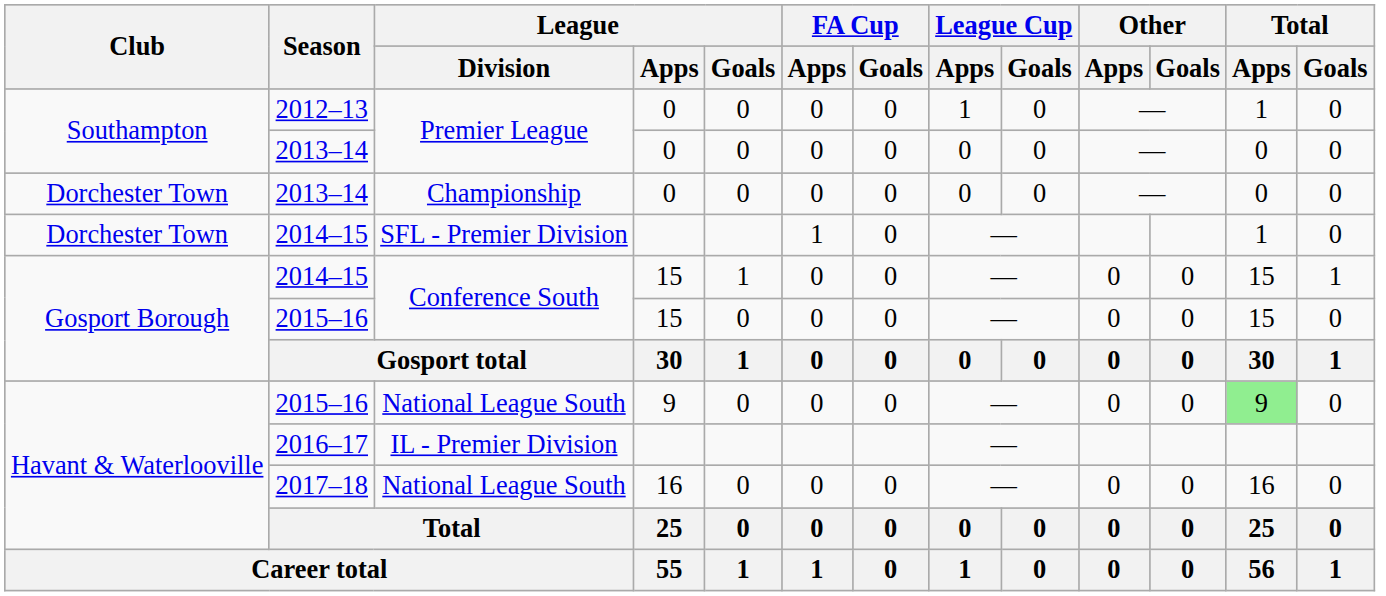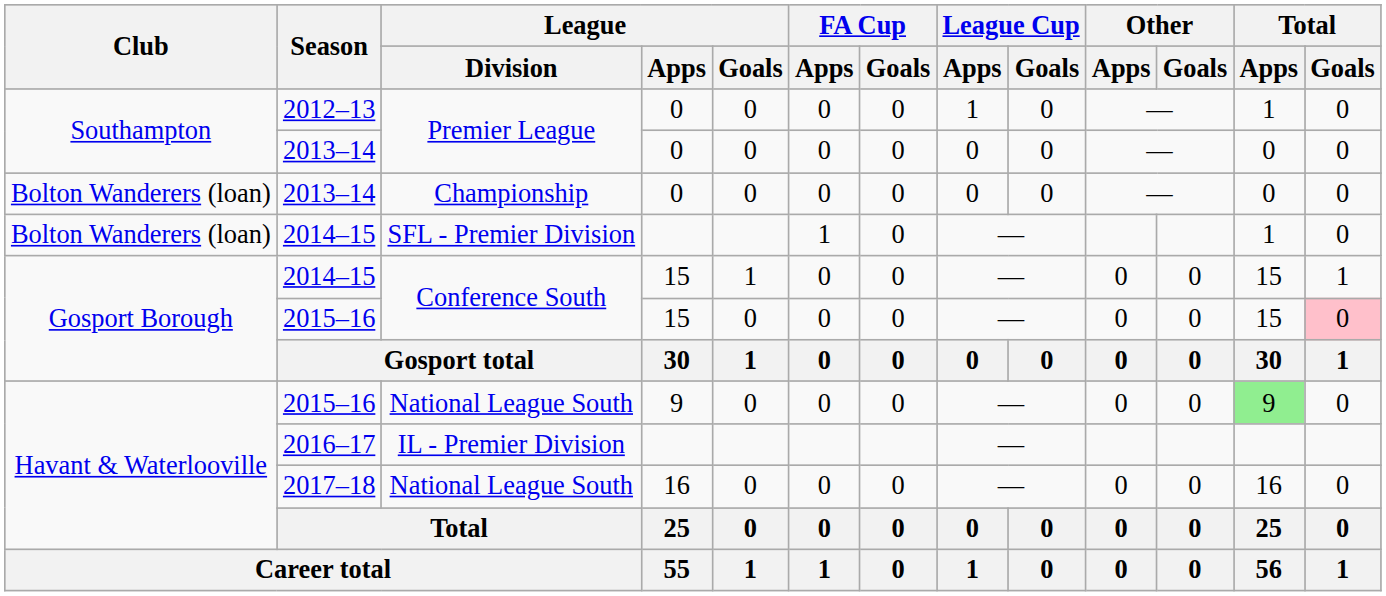(137, 192) Dorchester Town -> (141, 192) Bolton Wanderers (loan)
(137, 234) Dorchester Town -> (141, 234) Bolton Wanderers (loan)
(1335, 318) no background -> (1343, 318) pink background
